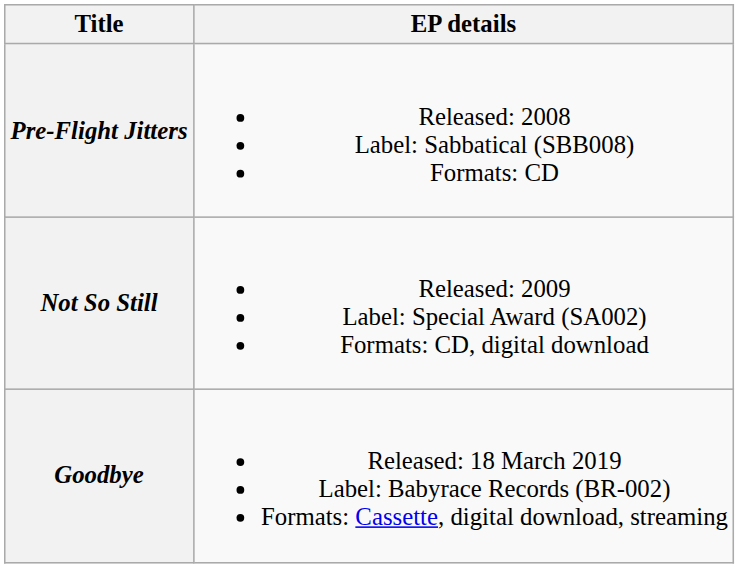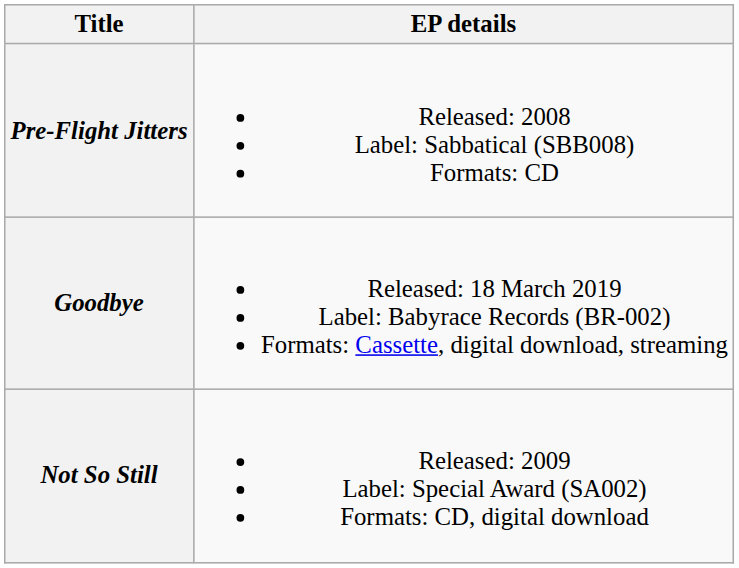rows swapped: (99, 302) <-> (99, 475)
